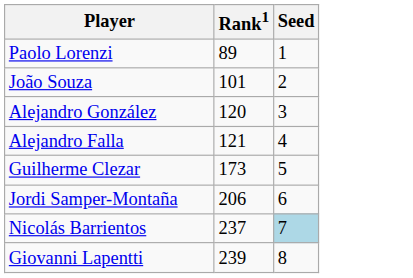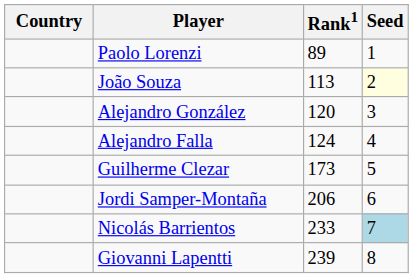+ column: (49, 21)
(232, 82) 101 -> (321, 82) 113
(282, 82) no background -> (371, 82) lightyellow background
(232, 140) 121 -> (321, 140) 124
(232, 228) 237 -> (321, 228) 233
